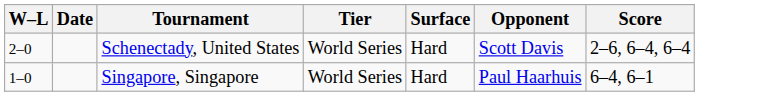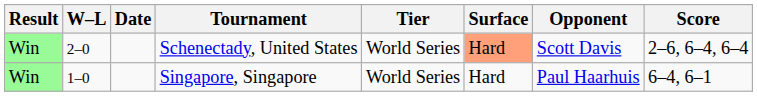+ column: (34, 18)
(429, 47) no background -> (487, 47) lightsalmon background
